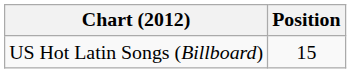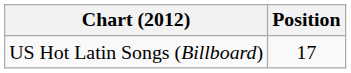(306, 51) 15 -> (306, 51) 17
